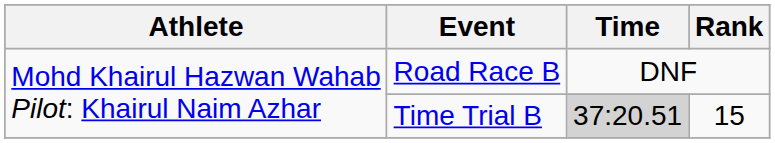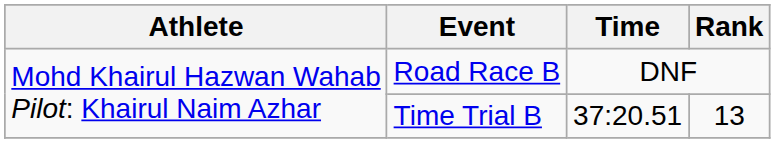(628, 115) lightgrey background -> (628, 115) no background
(729, 115) 15 -> (729, 115) 13
